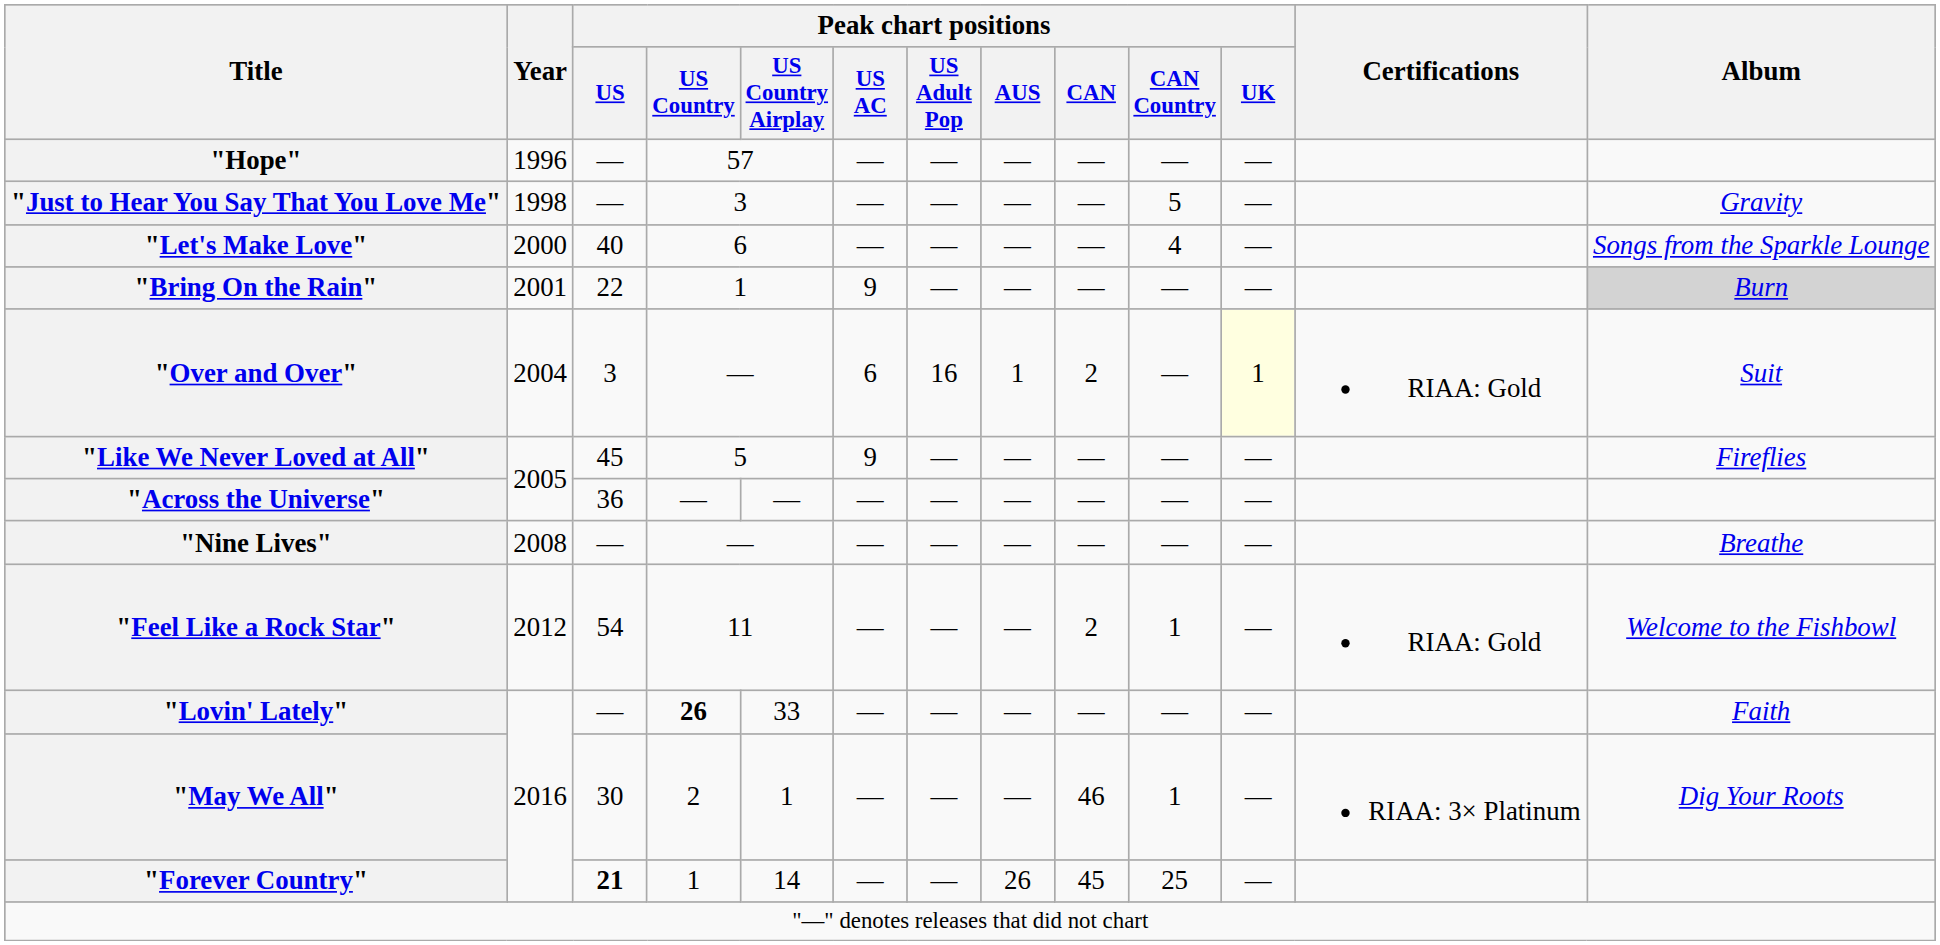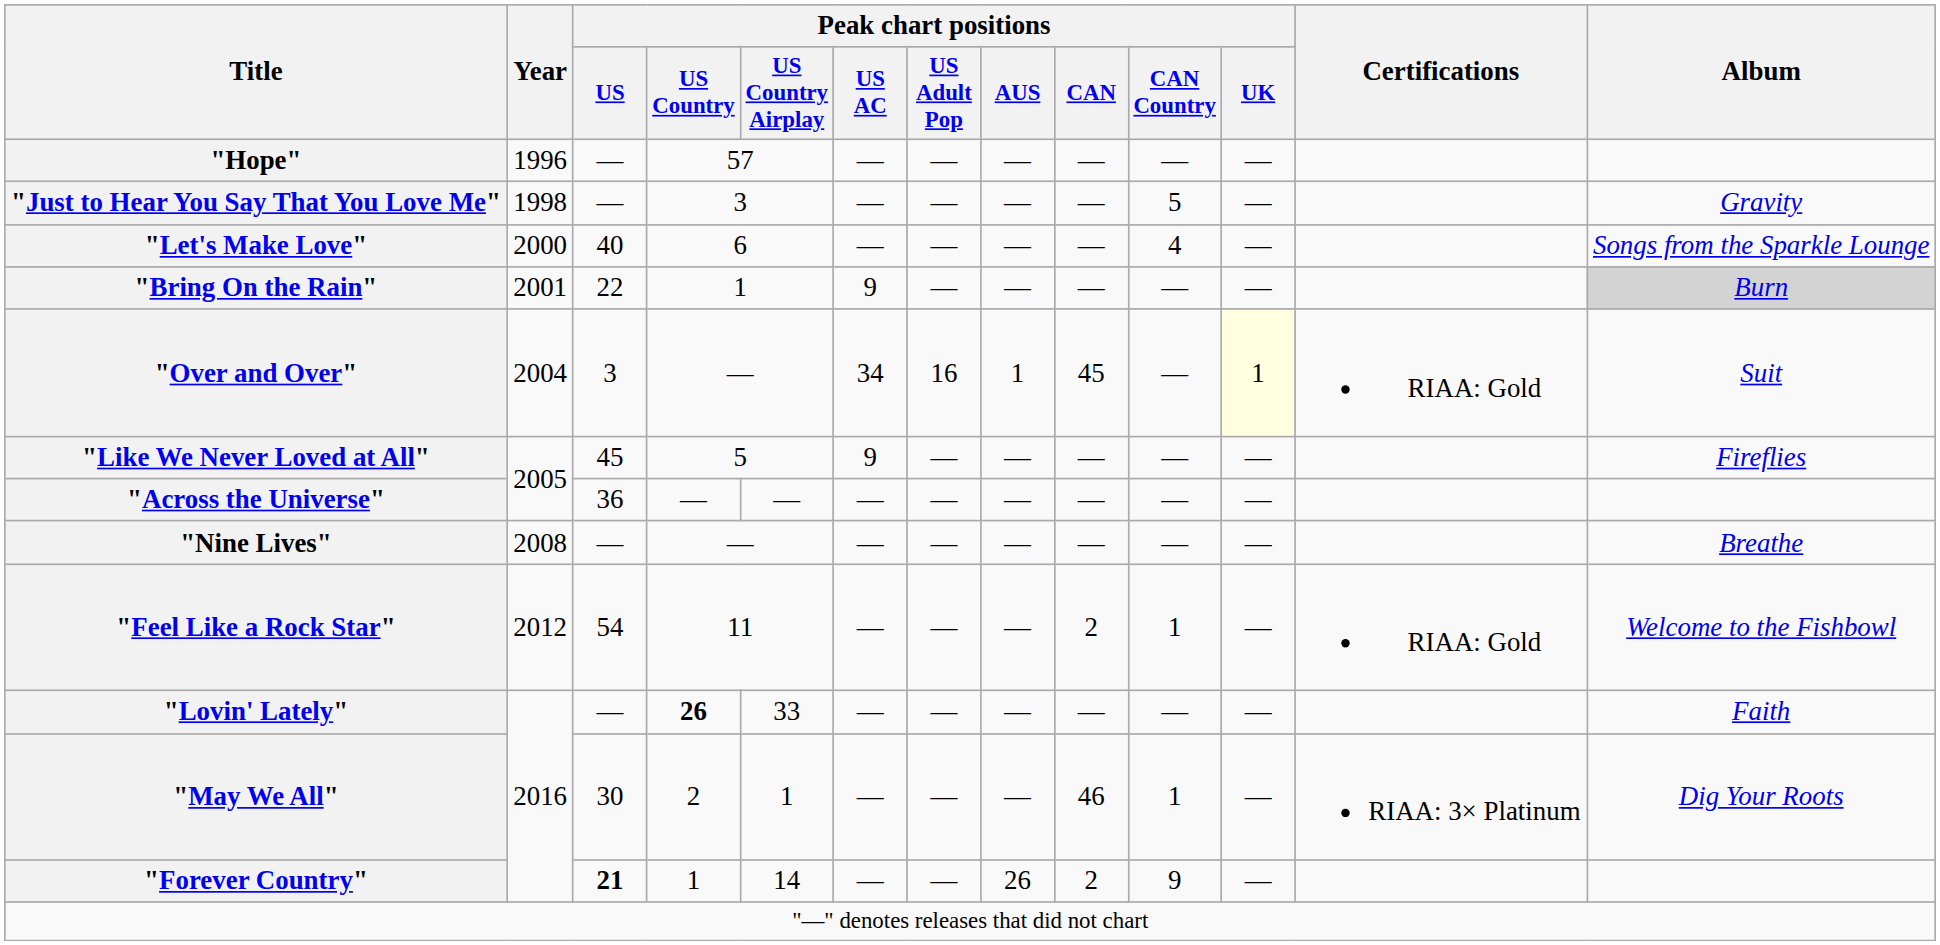(870, 372) 6 -> (870, 372) 34
(1091, 372) 2 -> (1091, 372) 45
(1091, 880) 45 -> (1091, 880) 2
(1175, 880) 25 -> (1175, 880) 9
